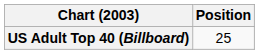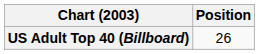(223, 37) 25 -> (223, 37) 26
